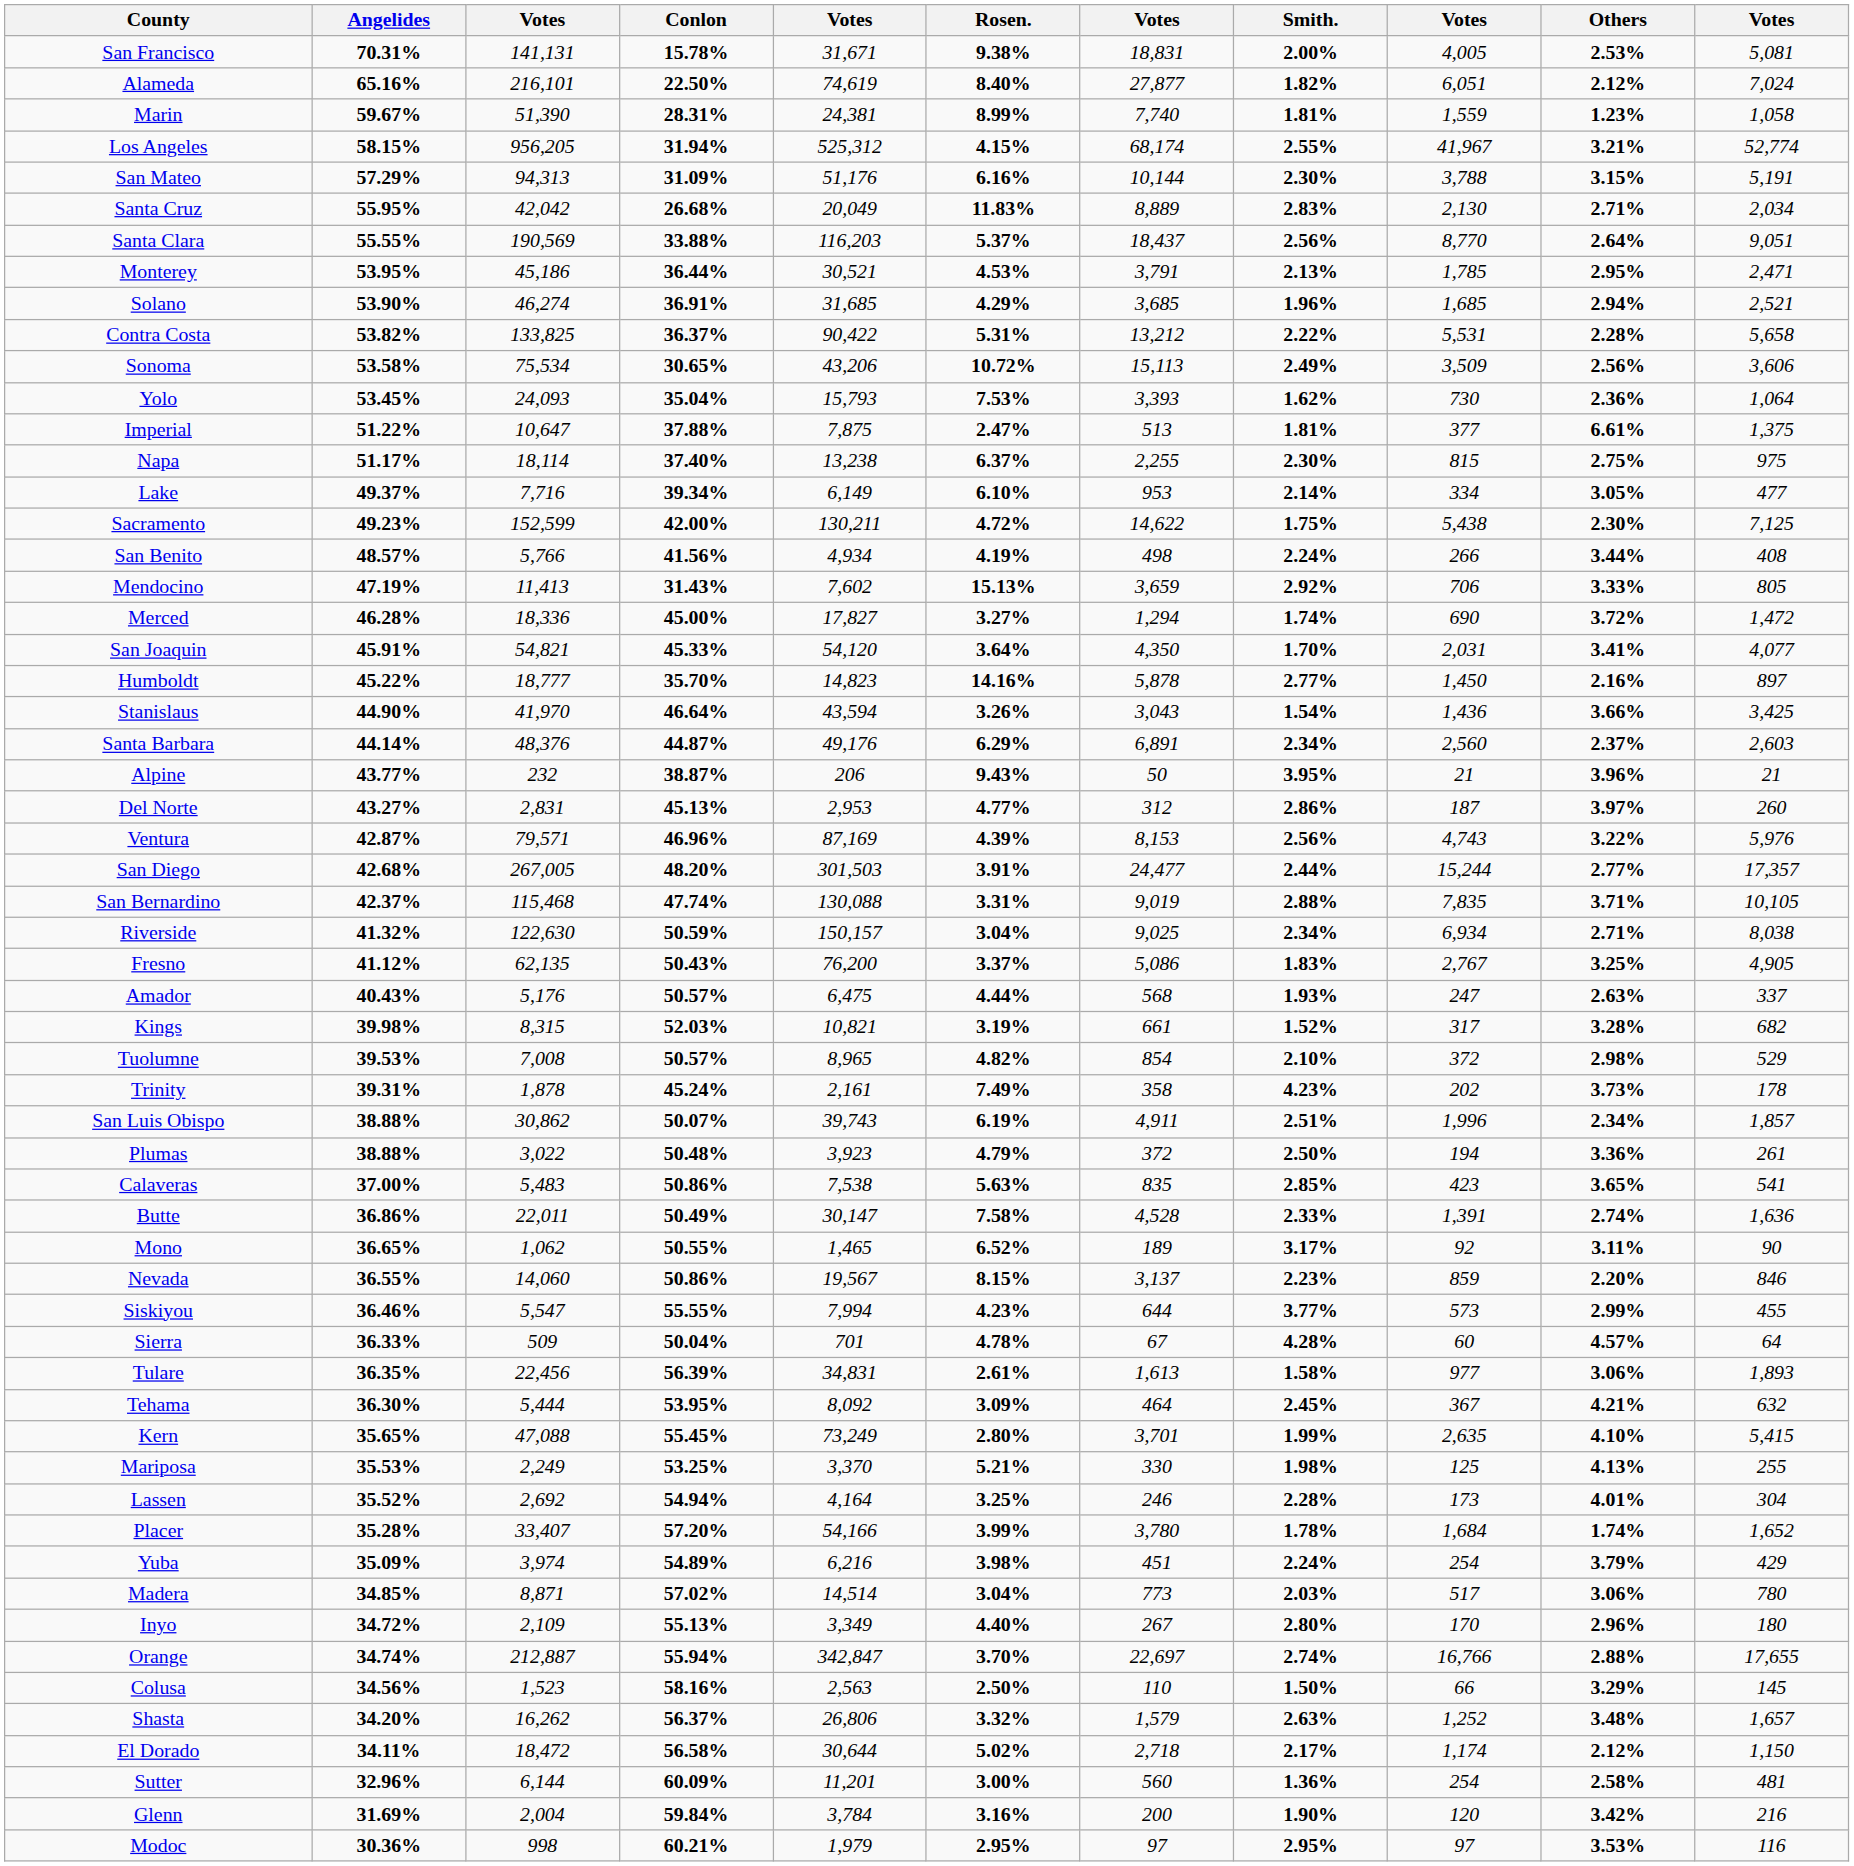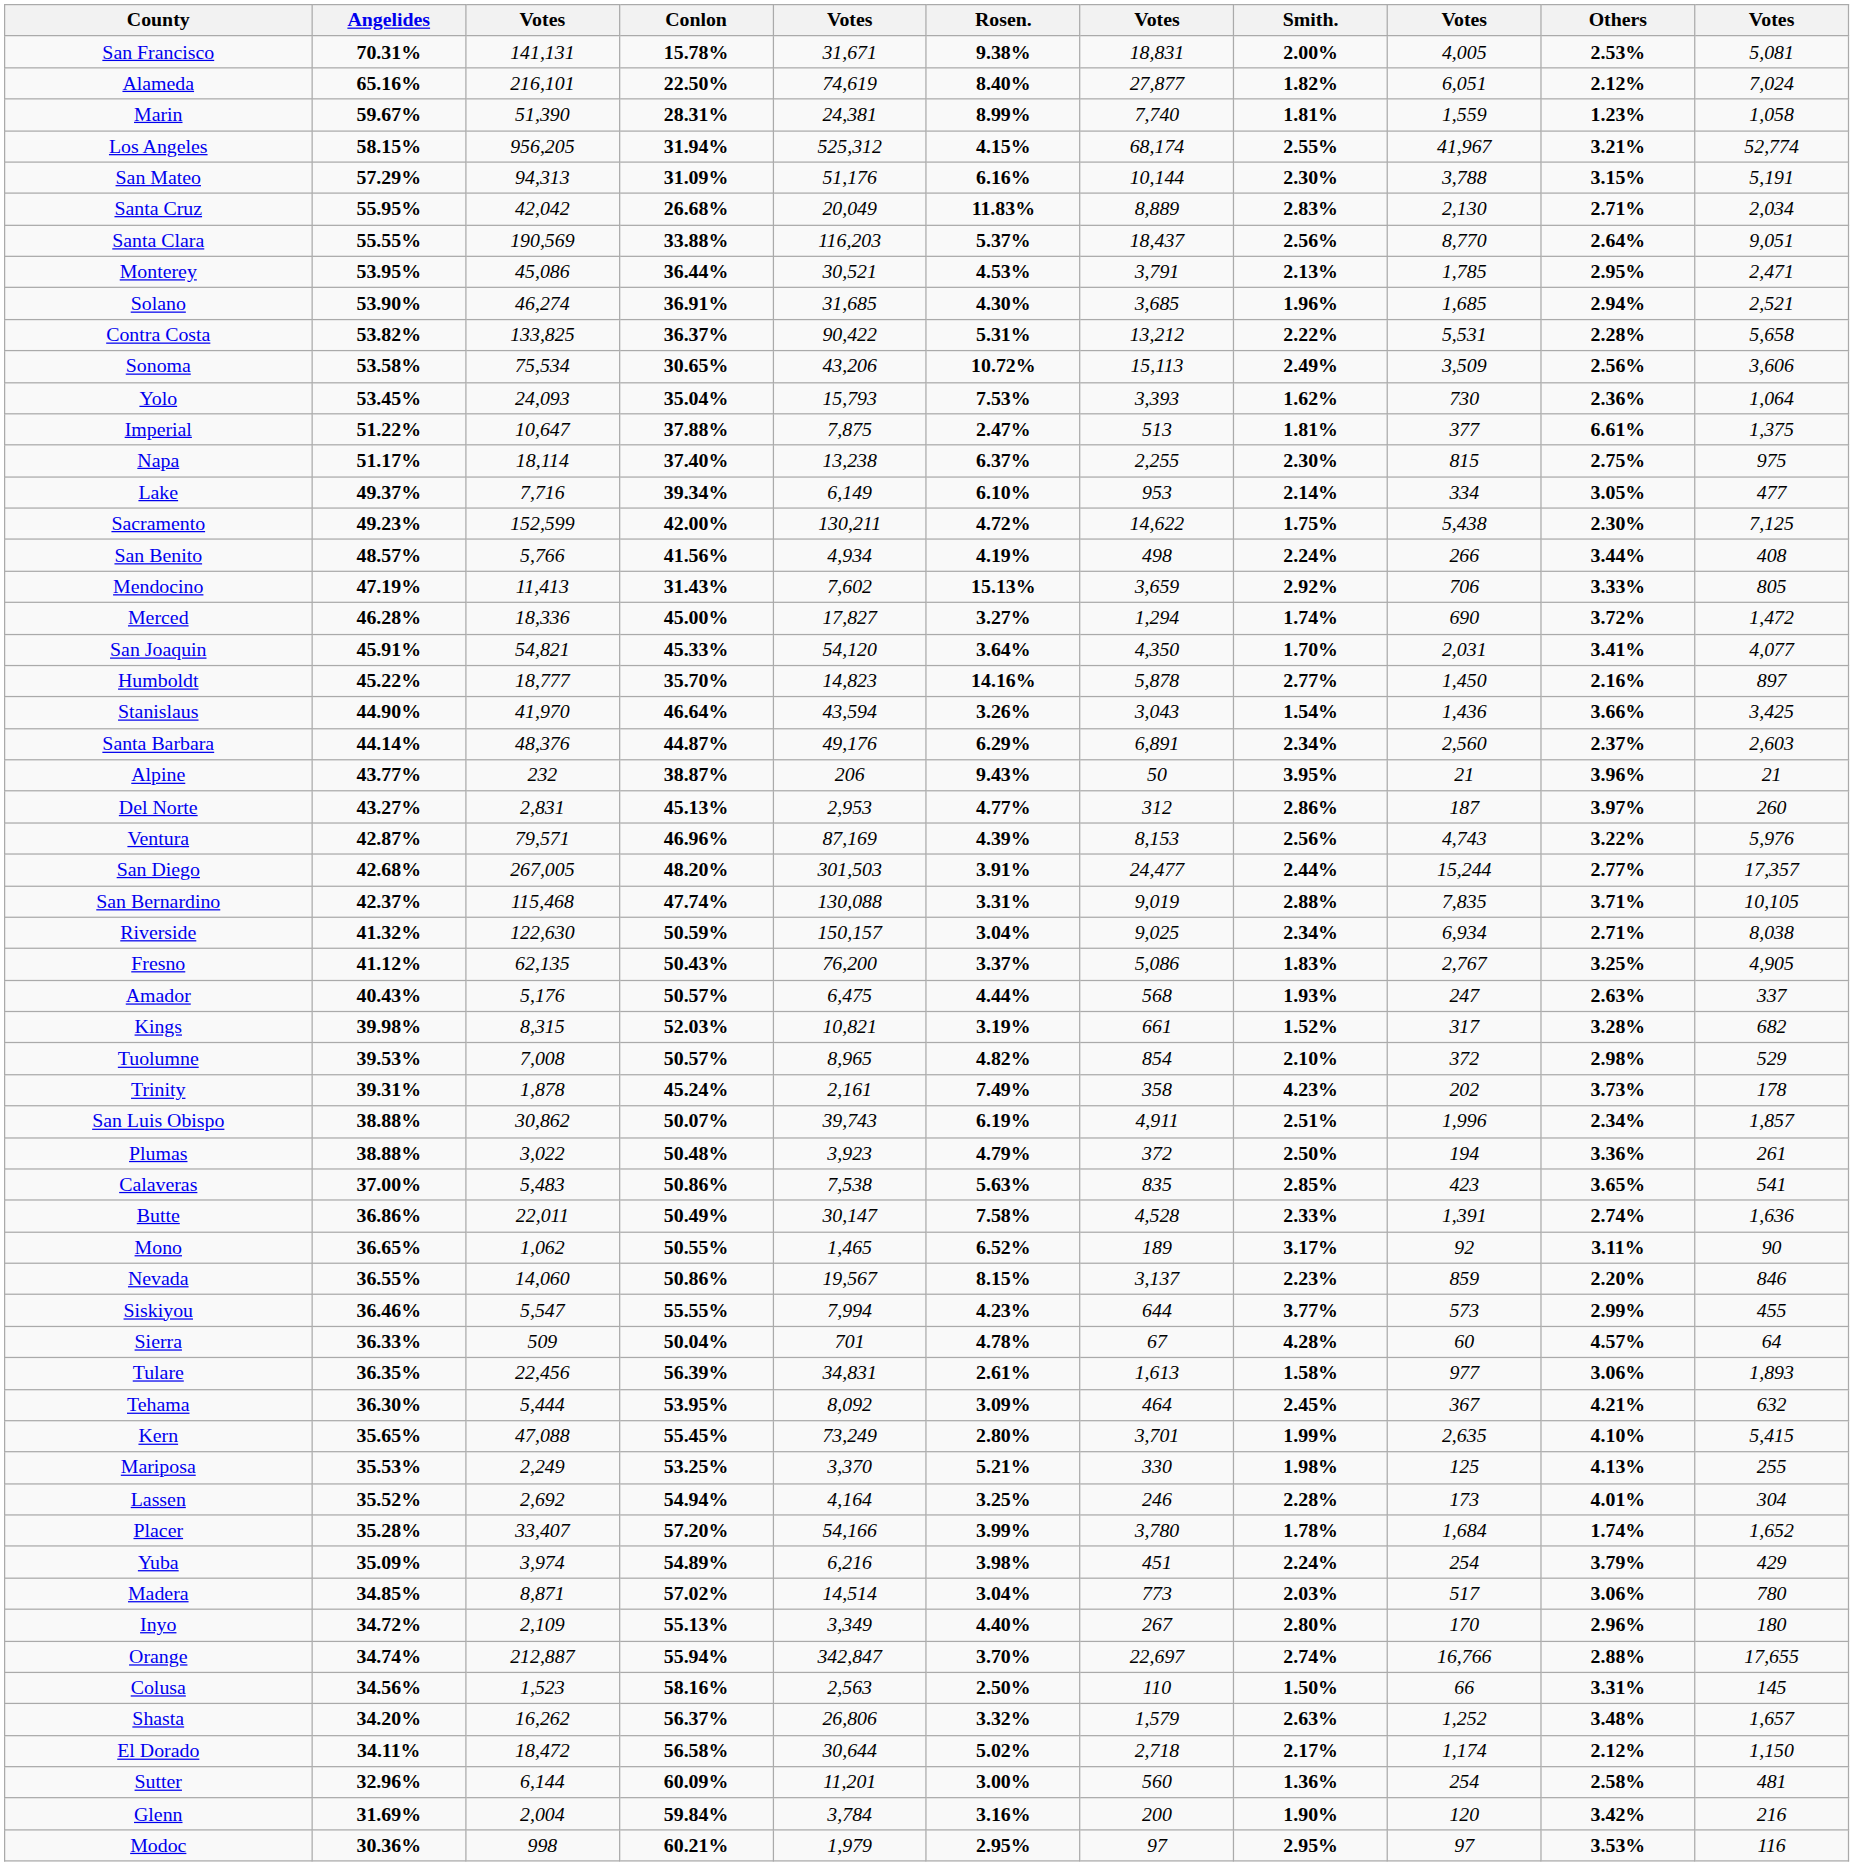(542, 271) 45,186 -> (542, 271) 45,086
(1003, 303) 4.29% -> (1003, 303) 4.30%
(1618, 1687) 3.29% -> (1618, 1687) 3.31%
